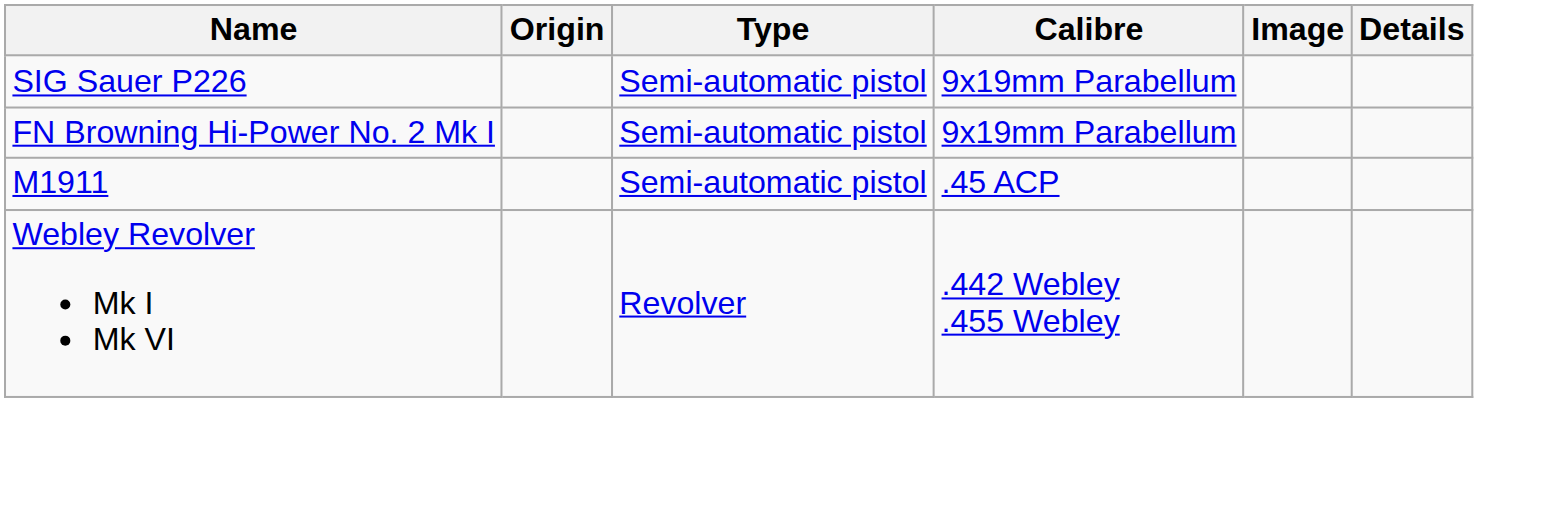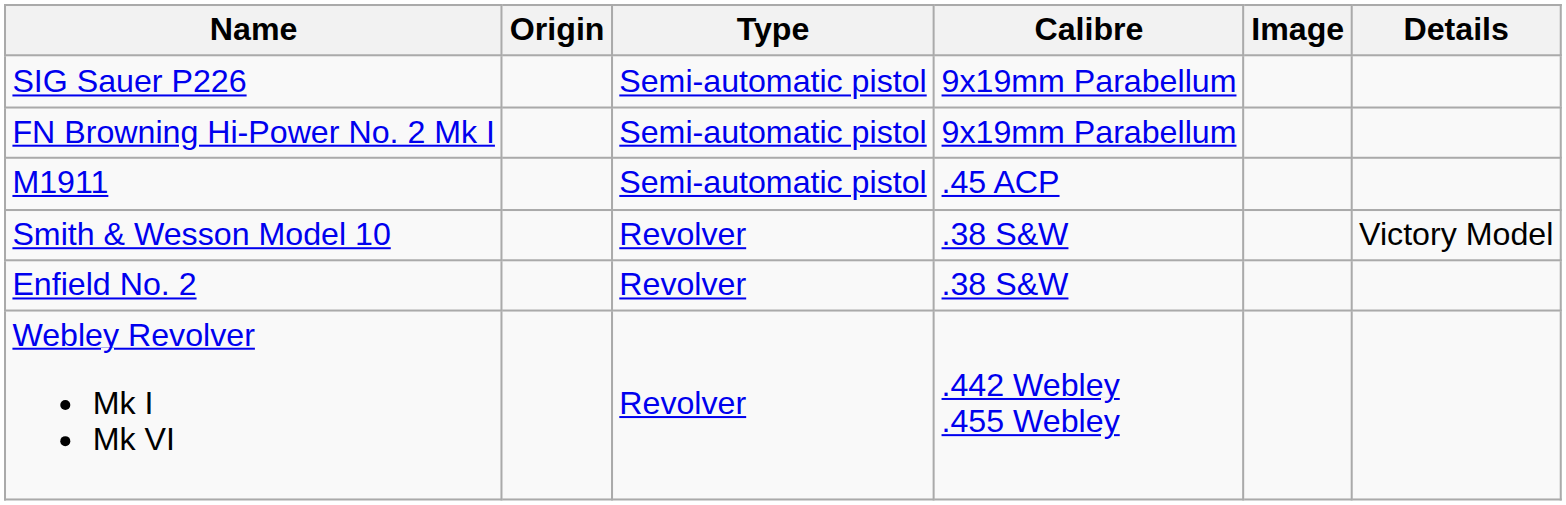+ row: (202, 234)
+ row: (104, 285)
